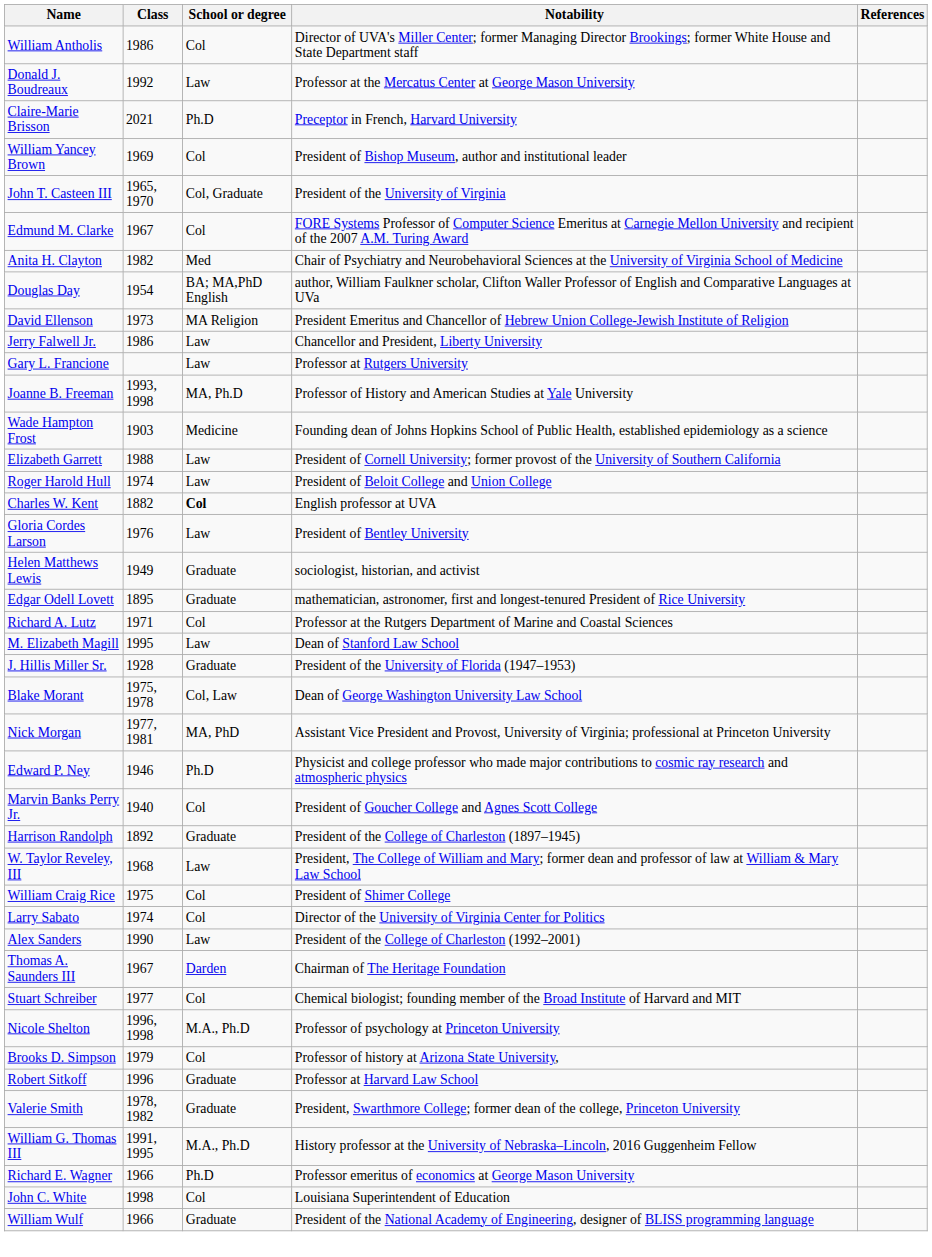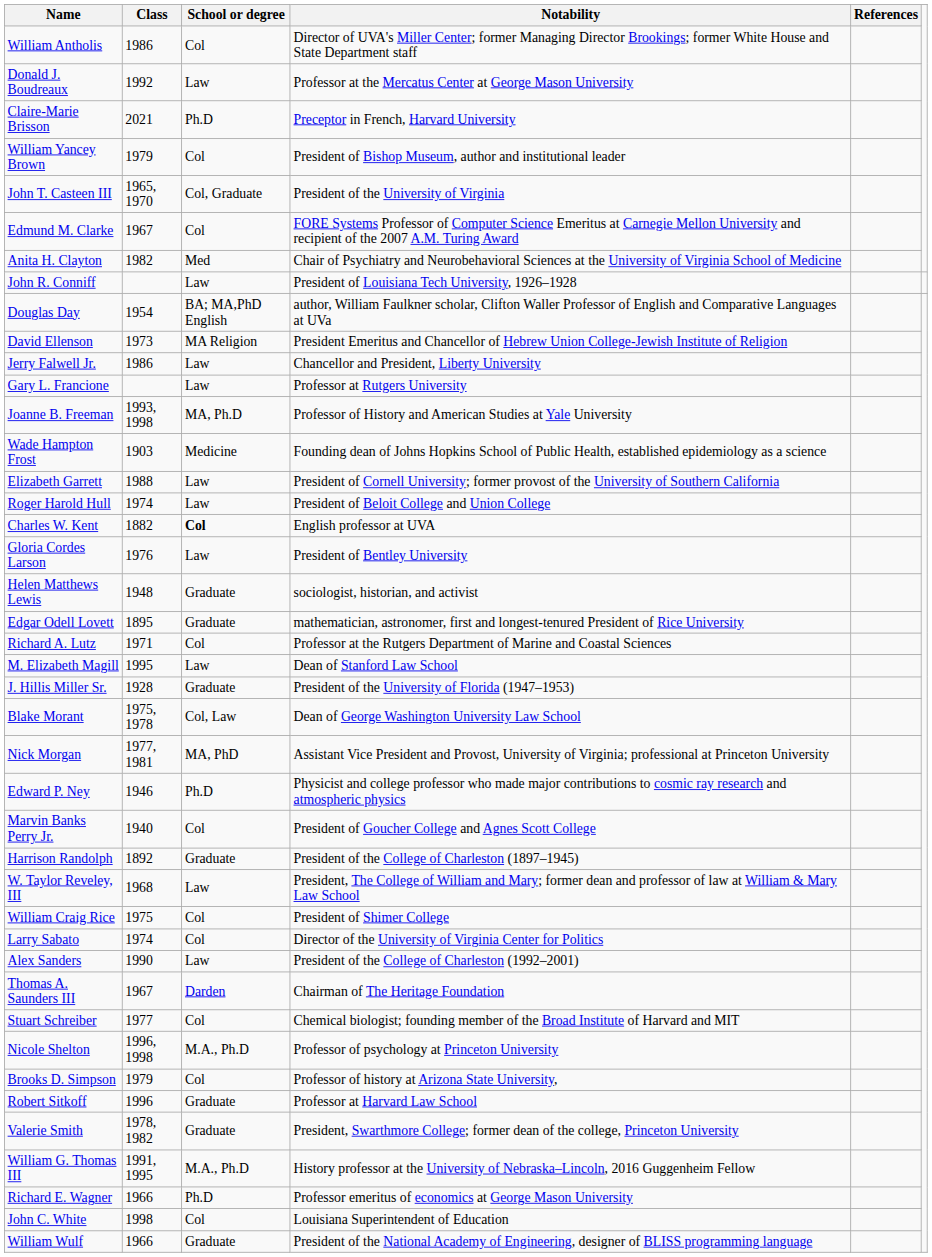(140, 156) 1969 -> (139, 156) 1979
+ row: (52, 282)
(140, 570) 1949 -> (139, 592) 1948
